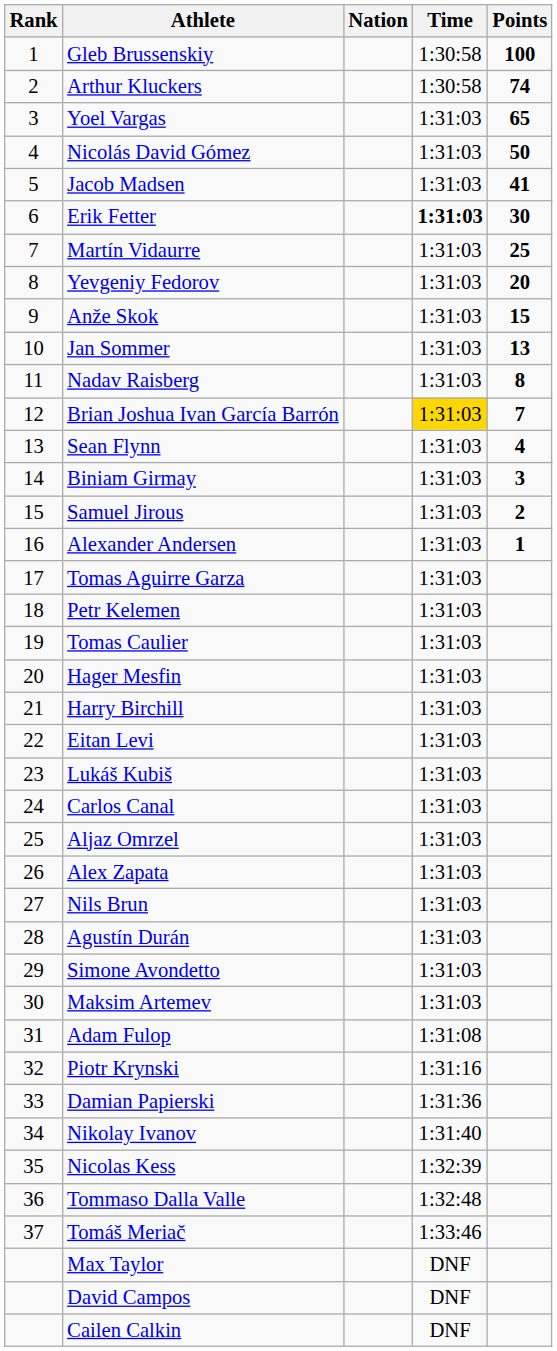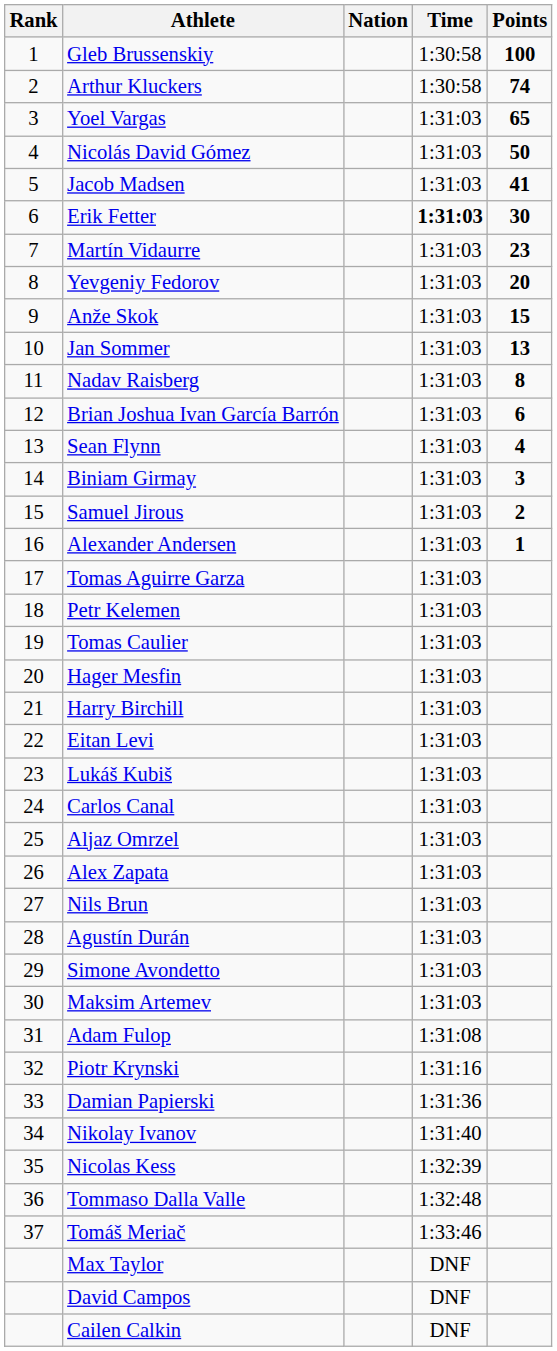(520, 250) 25 -> (520, 250) 23
(450, 413) gold background -> (450, 413) no background
(520, 413) 7 -> (520, 413) 6
